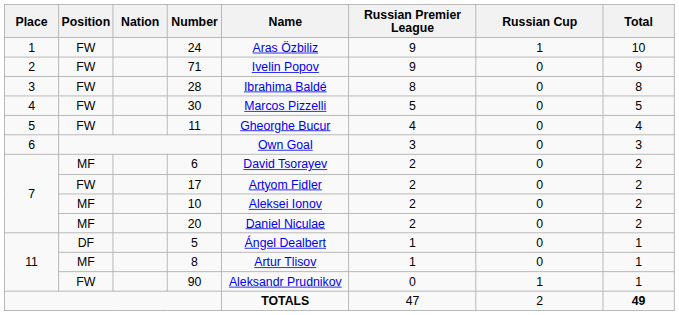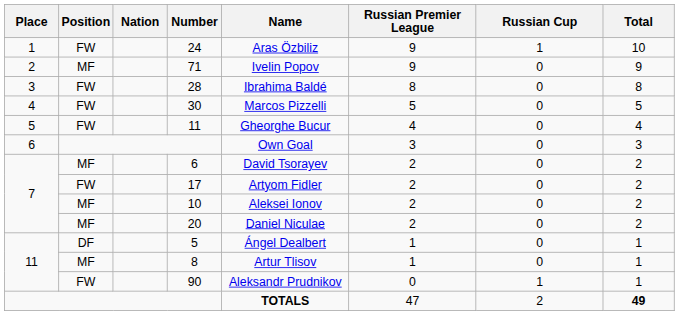(86, 67) FW -> (86, 67) MF
